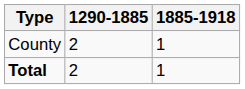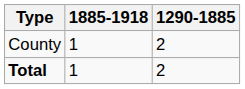columns swapped: (109, 17) <-> (196, 17)
